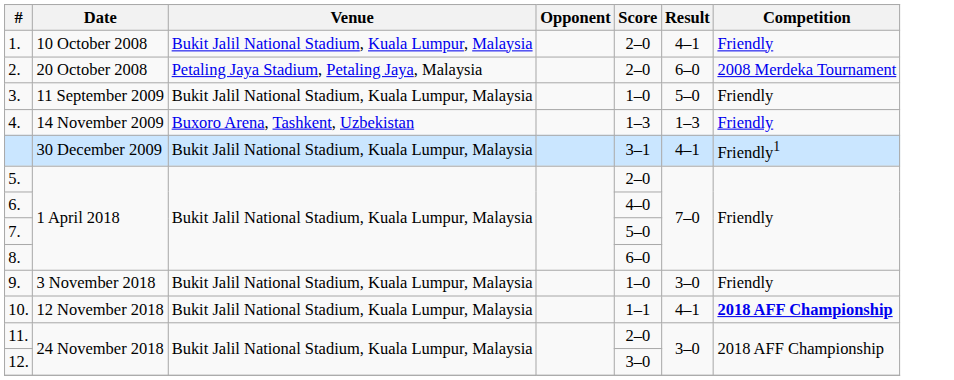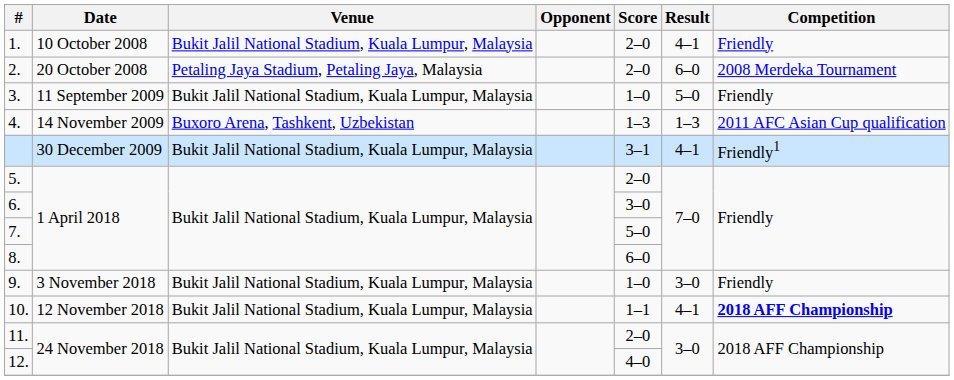(745, 122) Friendly -> (832, 122) 2011 AFC Asian Cup qualification
(638, 204) 4–0 -> (638, 204) 3–0
(638, 361) 3–0 -> (638, 361) 4–0
